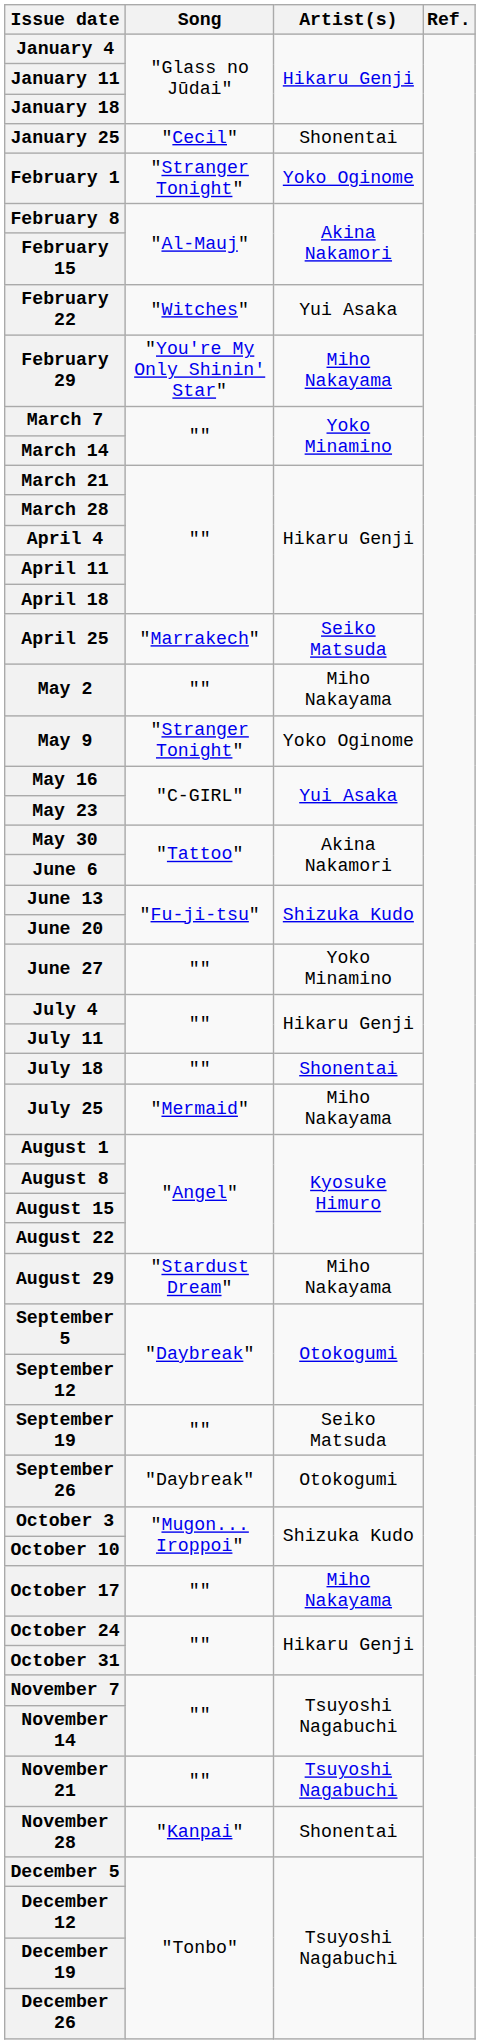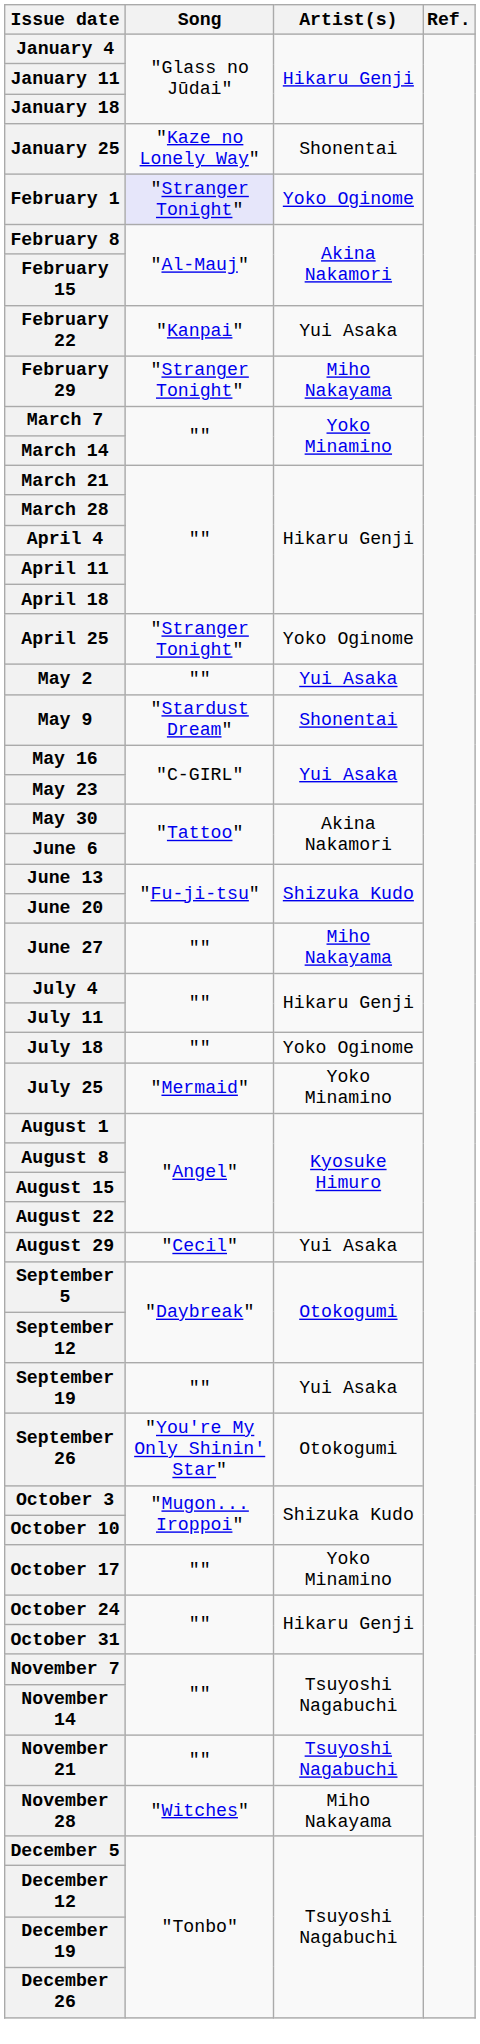(200, 138) "Cecil" -> (200, 149) "Kaze no Lonely Way"
(200, 178) no background -> (200, 199) lavender background
(200, 309) "Witches" -> (200, 330) "Kanpai"
(200, 370) "You're My Only Shinin' Star" -> (200, 381) "Stranger Tonight"
(200, 639) "Marrakech" -> (200, 639) "Stranger Tonight"
(348, 639) Seiko Matsuda -> (348, 639) Yoko Oginome
(348, 690) Miho Nakayama -> (348, 679) Yui Asaka
(200, 741) "Stranger Tonight" -> (200, 720) "Stardust Dream"
(348, 741) Yoko Oginome -> (348, 720) Shonentai
(348, 969) Yoko Minamino -> (348, 948) Miho Nakayama
(348, 1069) Shonentai -> (348, 1048) Yoko Oginome
(348, 1109) Miho Nakayama -> (348, 1088) Yoko Minamino
(200, 1278) "Stardust Dream" -> (200, 1247) "Cecil"
(348, 1278) Miho Nakayama -> (348, 1247) Yui Asaka
(348, 1430) Seiko Matsuda -> (348, 1388) Yui Asaka
(200, 1481) "Daybreak" -> (200, 1449) "You're My Only Shinin' Star"
(348, 1591) Miho Nakayama -> (348, 1570) Yoko Minamino
(200, 1832) "Kanpai" -> (200, 1811) "Witches"
(348, 1832) Shonentai -> (348, 1811) Miho Nakayama
